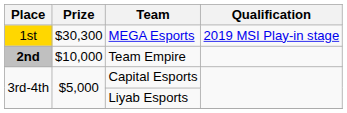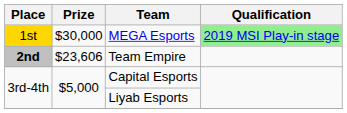(79, 35) $30,300 -> (79, 35) $30,000
(271, 35) no background -> (271, 35) lightgreen background
(79, 56) $10,000 -> (79, 56) $23,606
